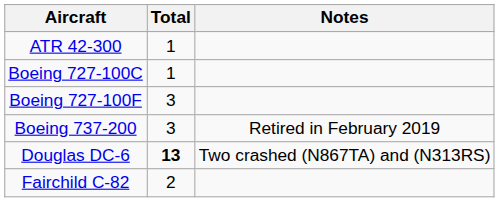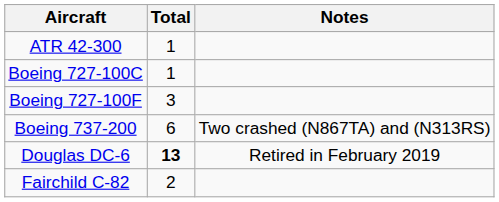(171, 127) 3 -> (171, 127) 6
(345, 127) Retired in February 2019 -> (345, 127) Two crashed (N867TA) and (N313RS)
(345, 155) Two crashed (N867TA) and (N313RS) -> (345, 155) Retired in February 2019
